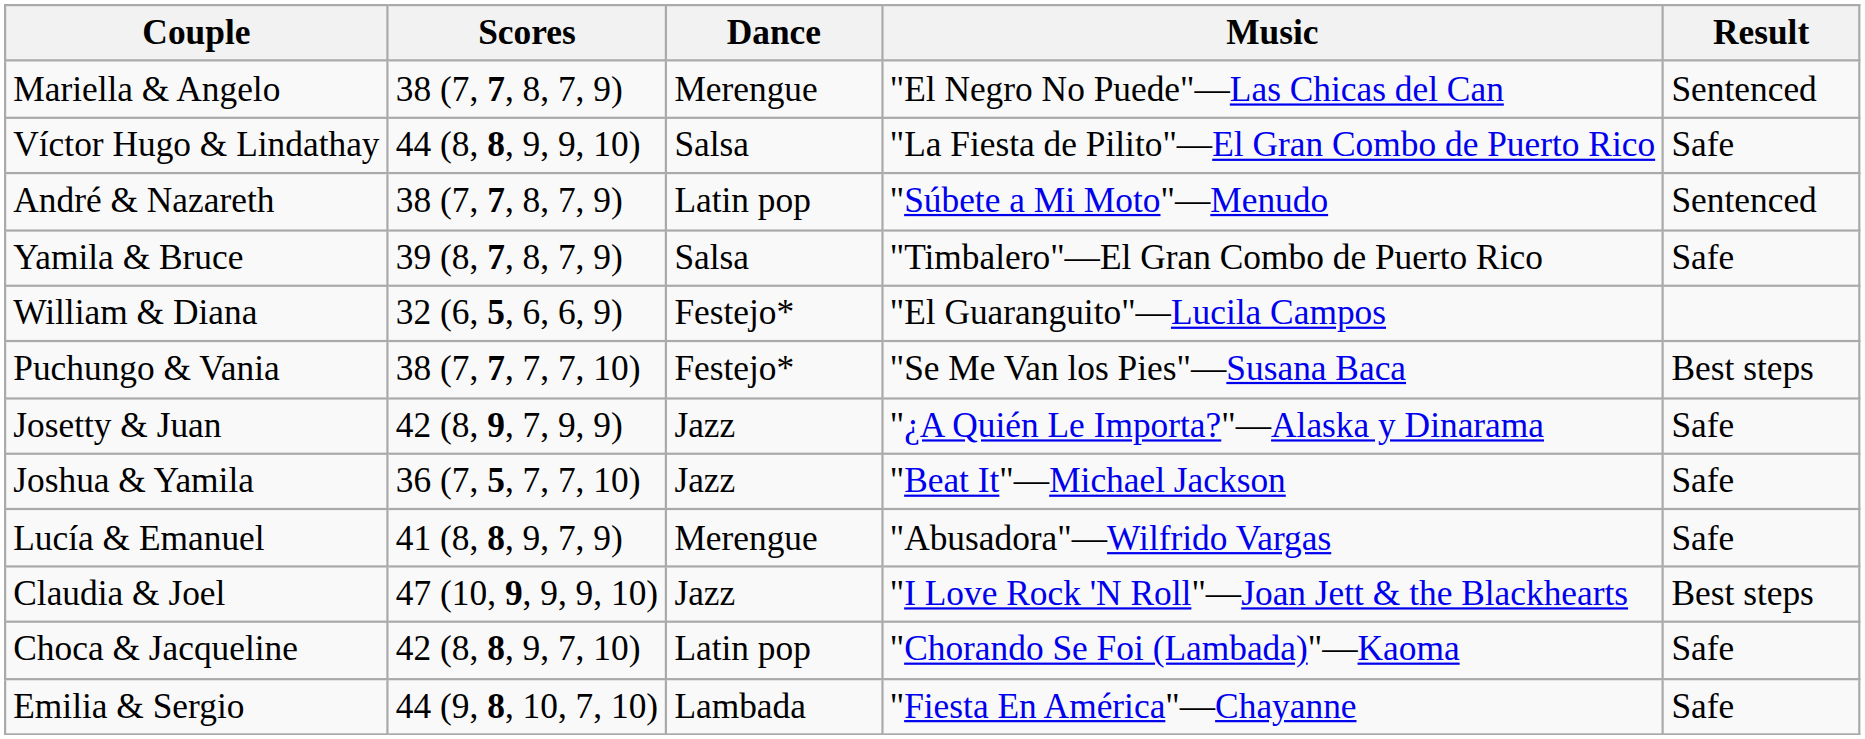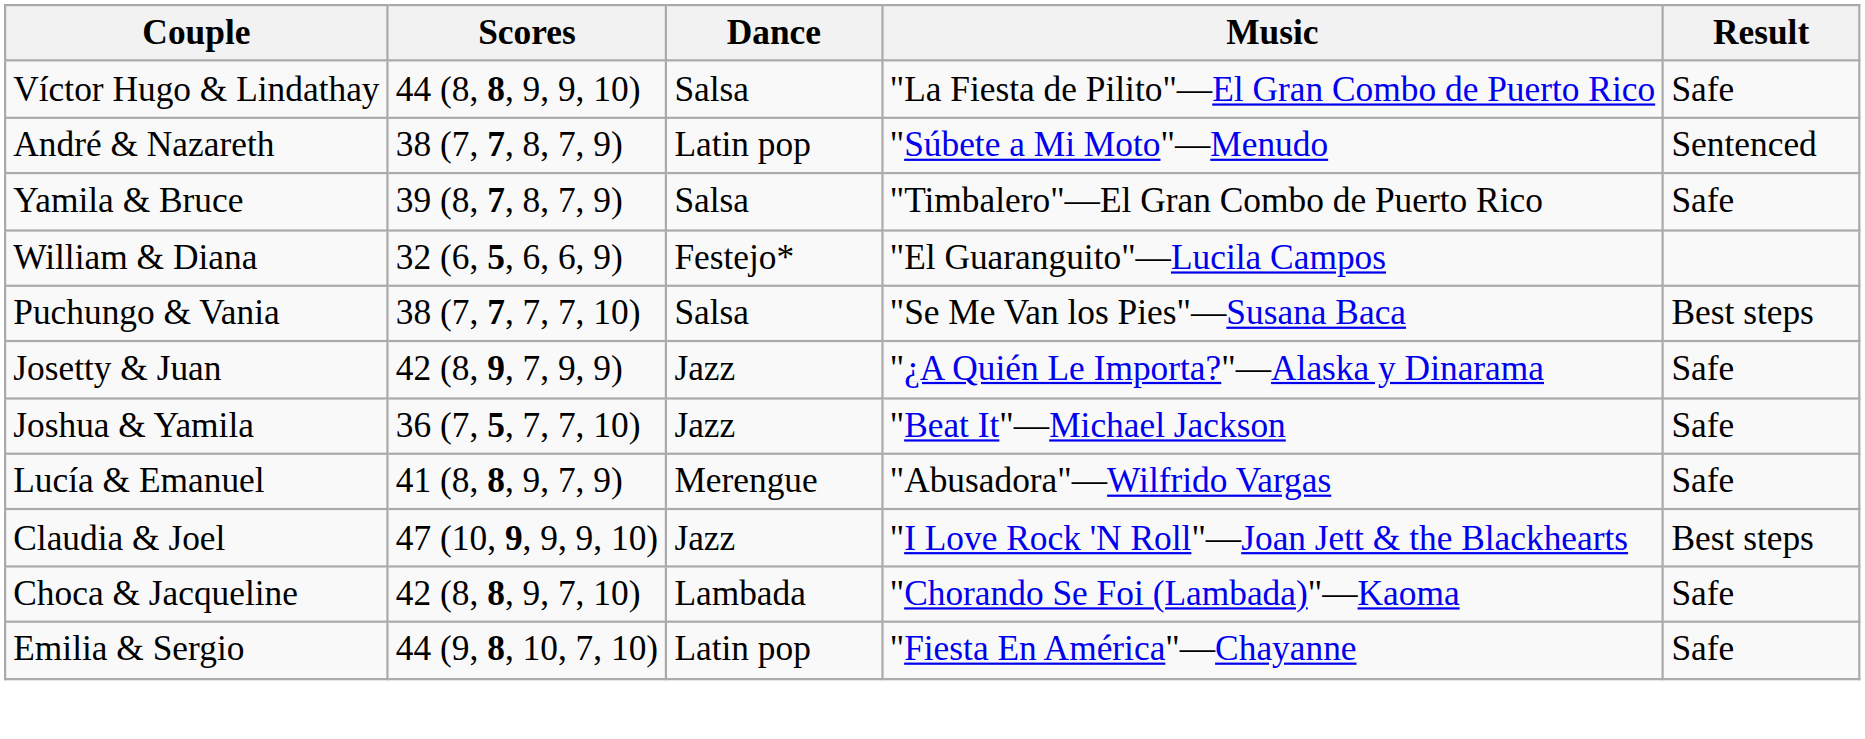- row: (147, 88)
(734, 369) Festejo* -> (712, 312) Salsa
(743, 649) Latin pop -> (740, 593) Lambada
(740, 705) Lambada -> (743, 649) Latin pop
